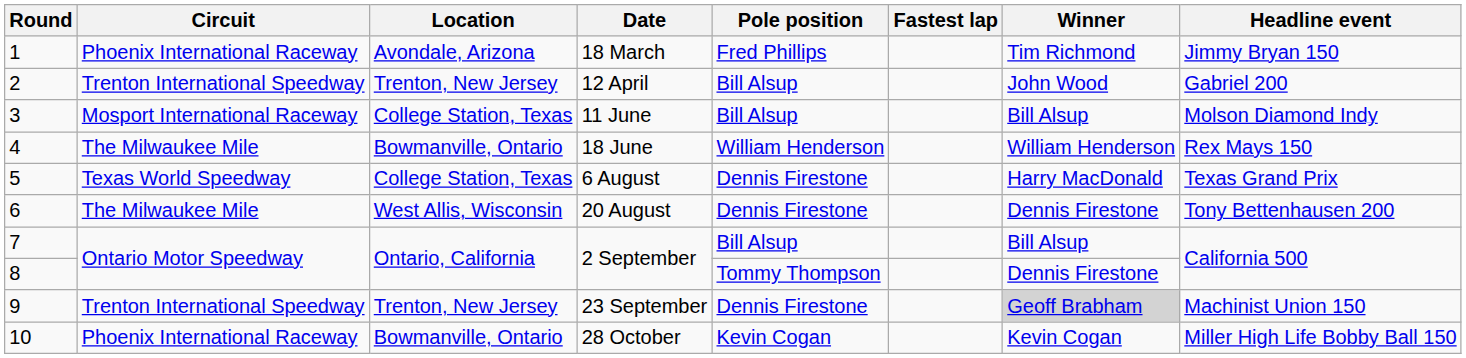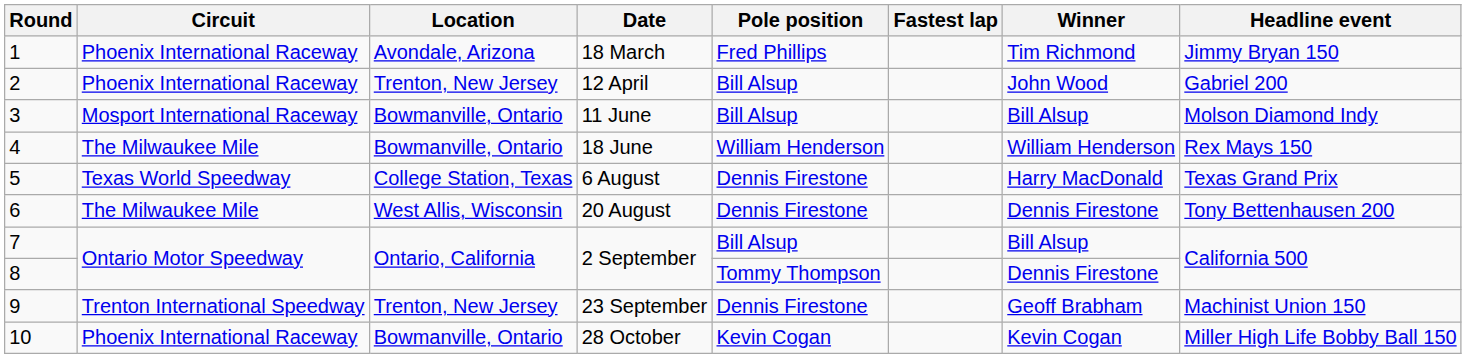(223, 83) Trenton International Speedway -> (220, 83) Phoenix International Raceway
(473, 115) College Station, Texas -> (468, 115) Bowmanville, Ontario
(1075, 305) lightgrey background -> (1075, 305) no background
